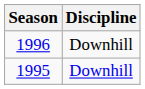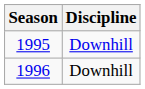rows swapped: (33, 71) <-> (33, 44)
